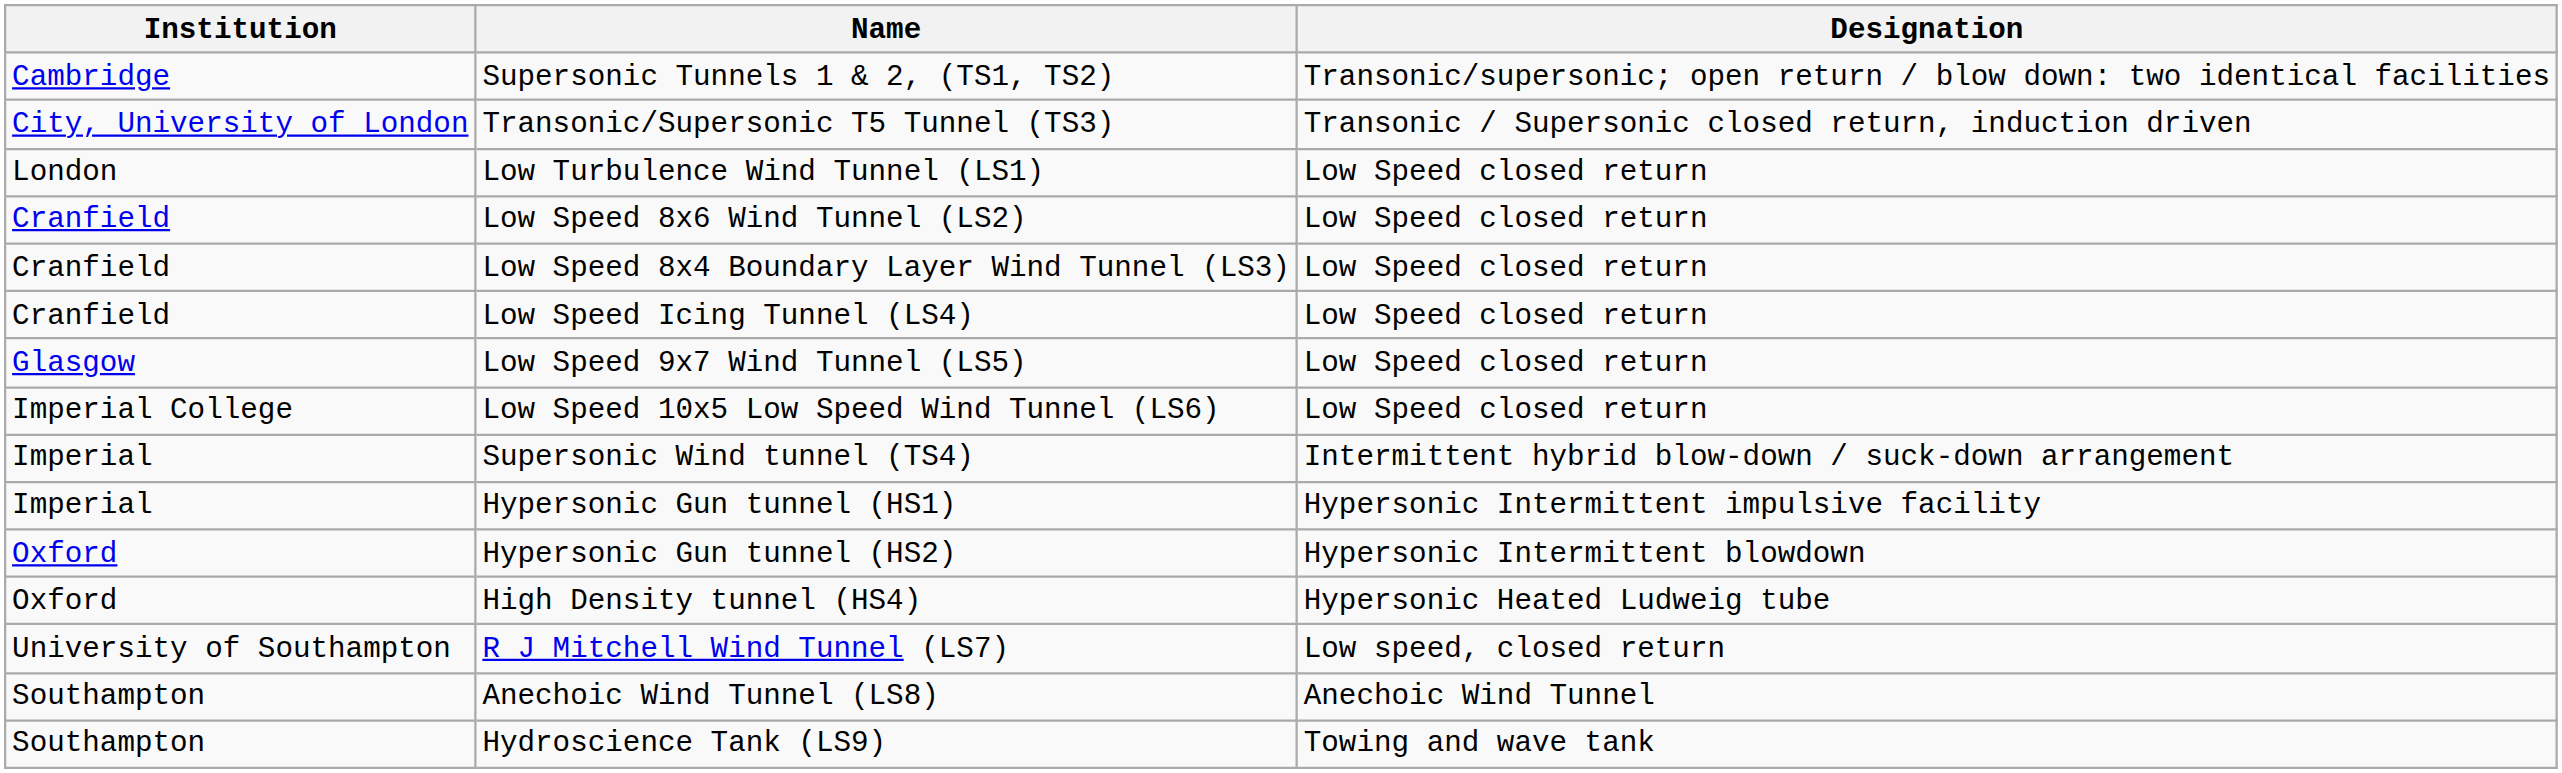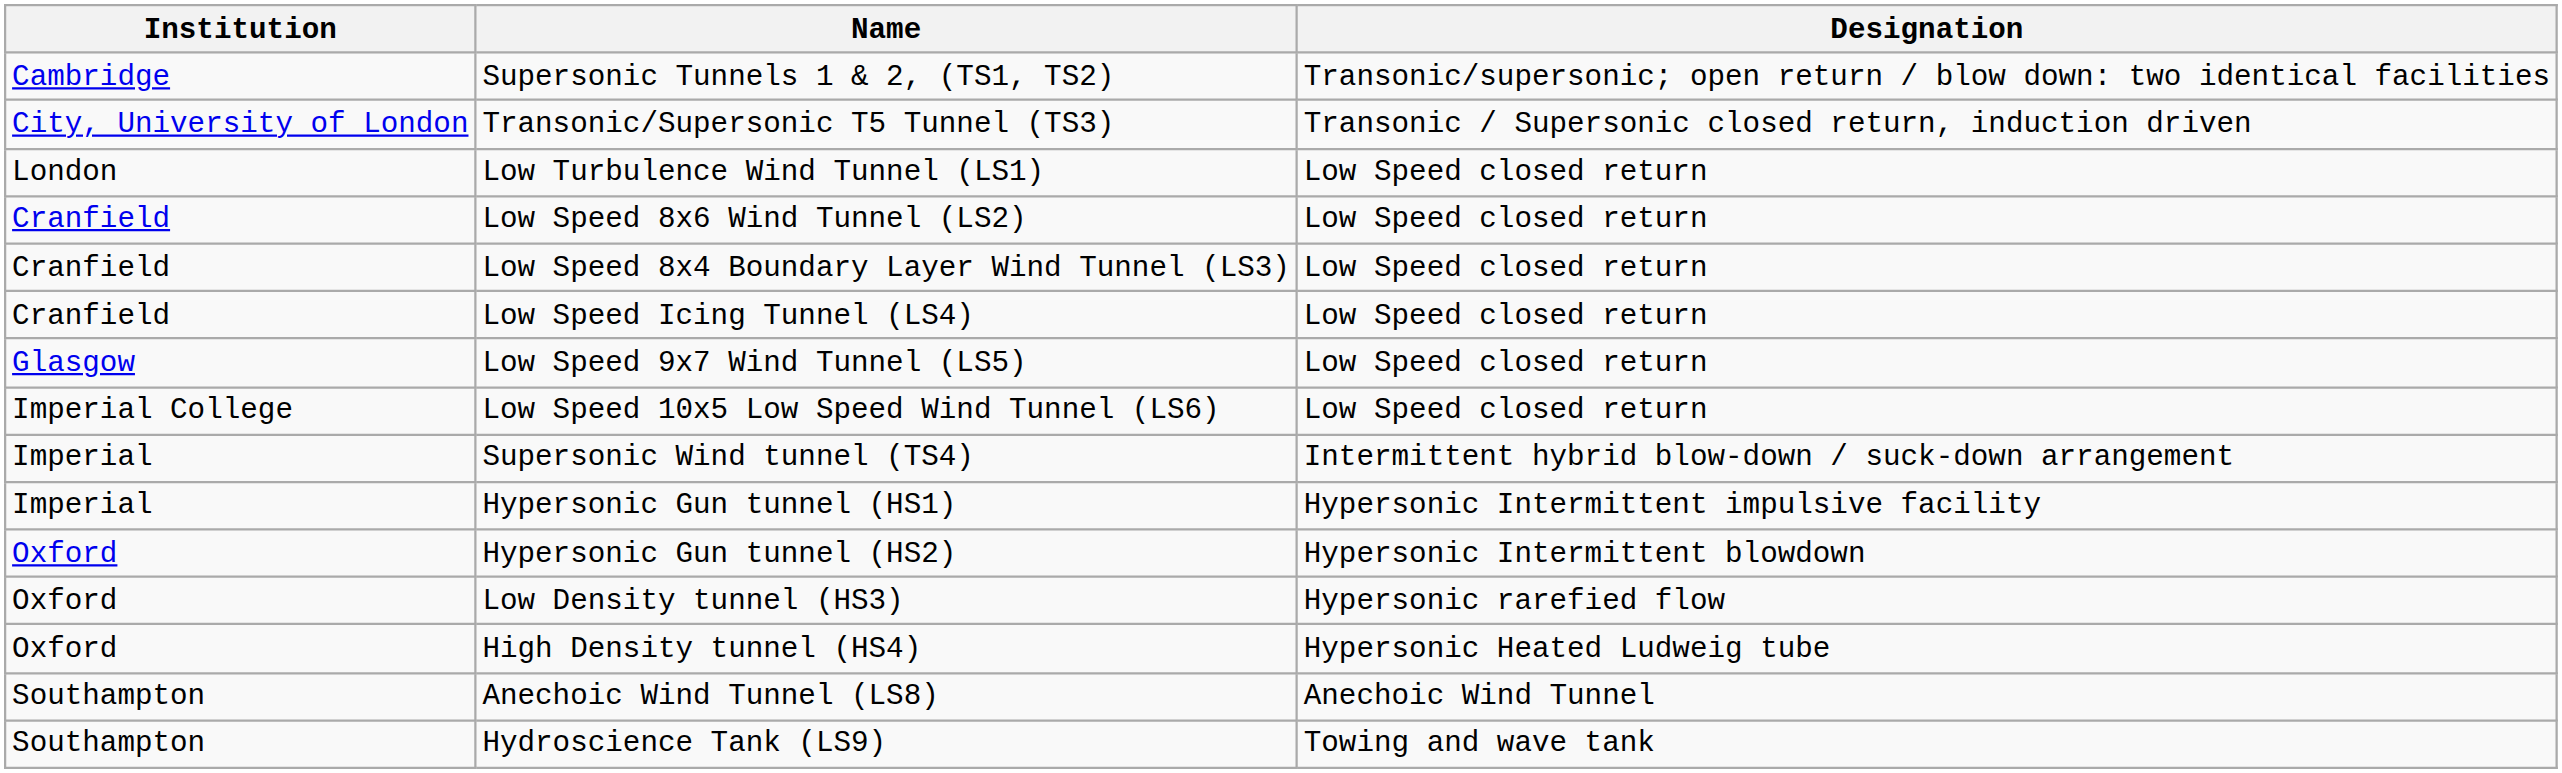+ row: (693, 601)
- row: (746, 649)
